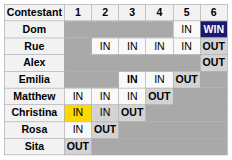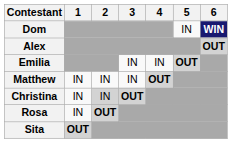- row: (34, 46)
(132, 79) bold -> (132, 63) normal
(78, 113) gold background -> (78, 96) no background
